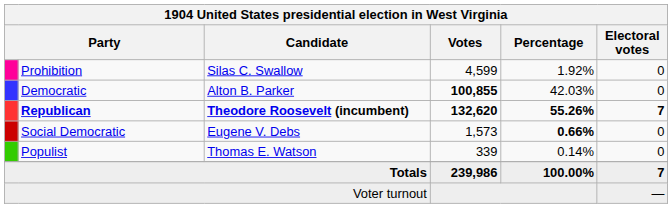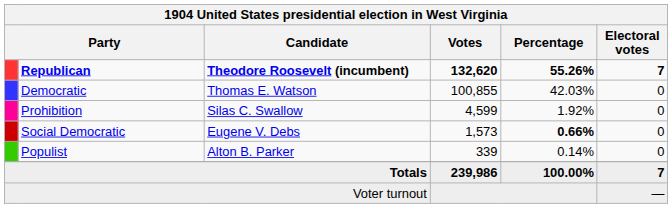rows swapped: (56, 111) <-> (52, 70)
(251, 91) Alton B. Parker -> (262, 91) Thomas E. Watson
(474, 91) bold -> (474, 91) normal
(262, 152) Thomas E. Watson -> (251, 152) Alton B. Parker
